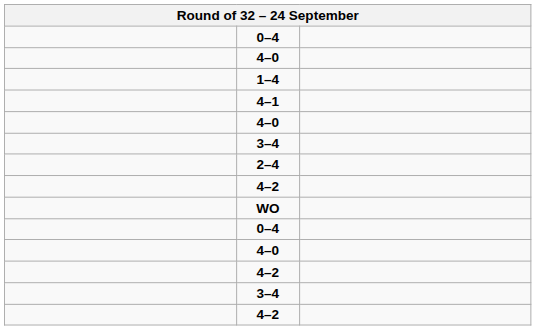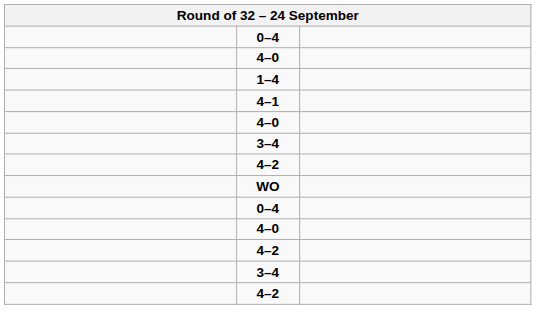- row: (120, 165)
